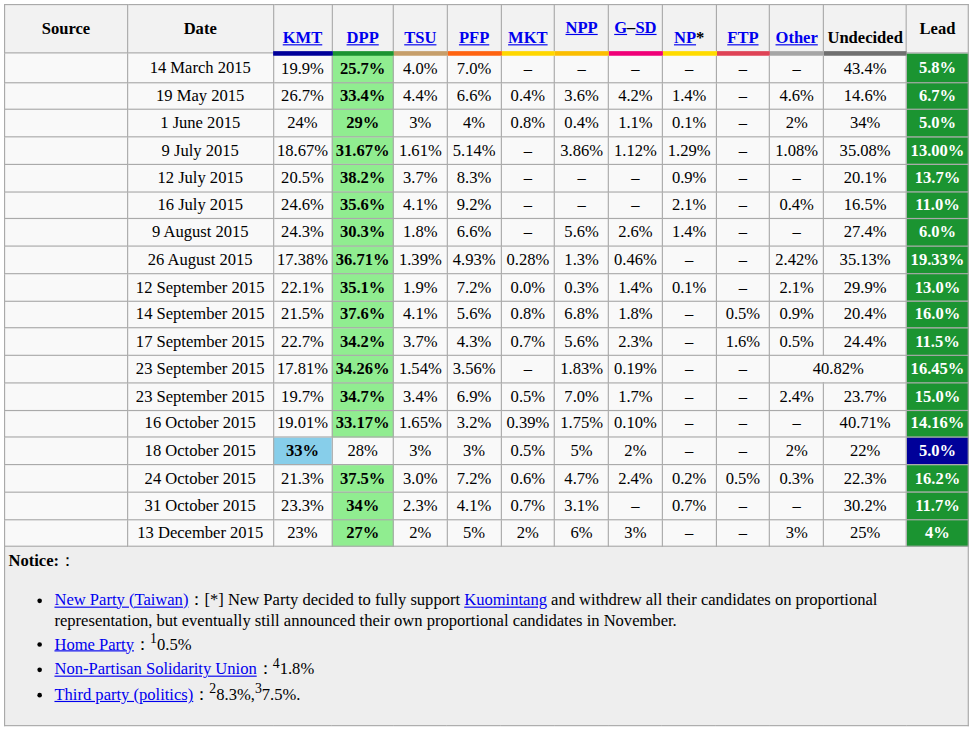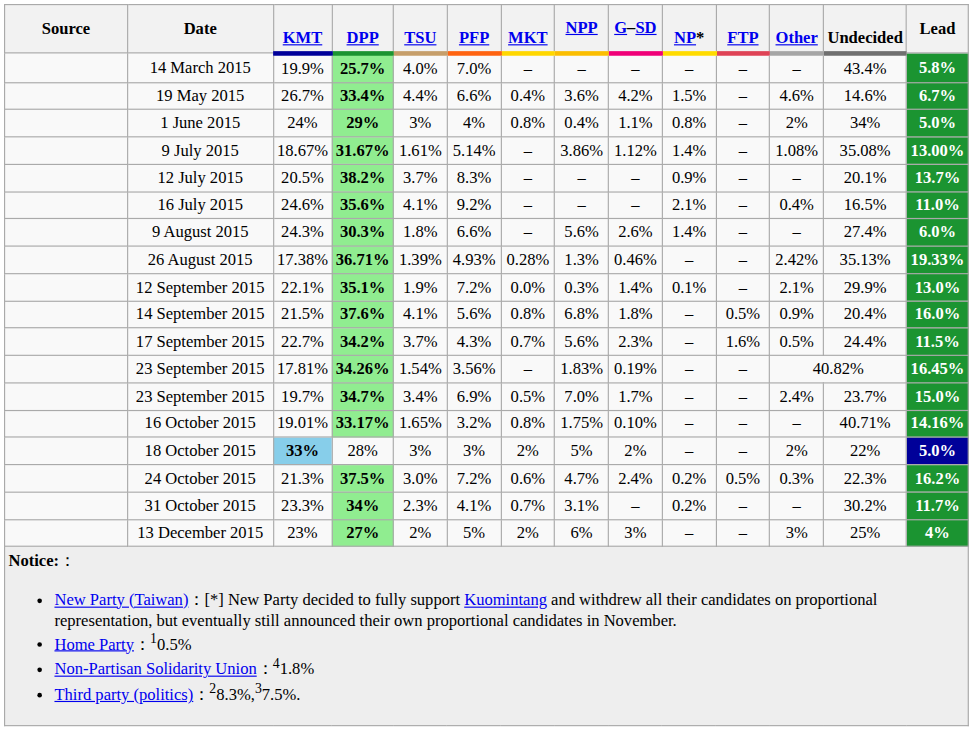(689, 96) 1.4% -> (689, 96) 1.5%
(689, 123) 0.1% -> (689, 123) 0.8%
(689, 150) 1.29% -> (689, 150) 1.4%
(528, 423) 0.39% -> (528, 423) 0.8%
(528, 451) 0.5% -> (528, 451) 2%
(689, 505) 0.7% -> (689, 505) 0.2%
